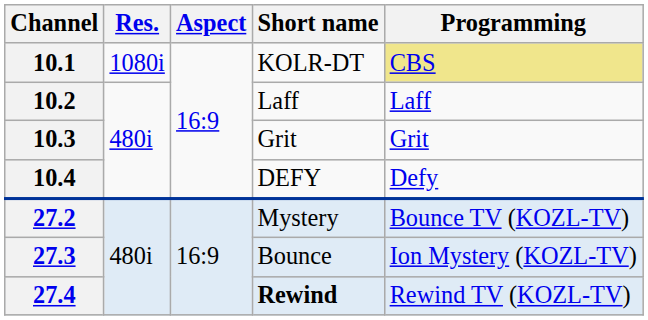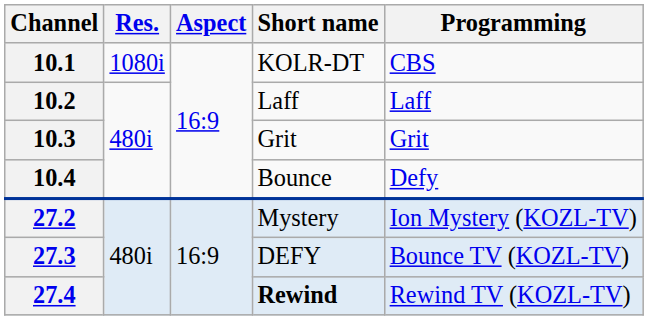(413, 62) khaki background -> (413, 62) no background
(289, 178) DEFY -> (295, 178) Bounce
(509, 218) Bounce TV (KOZL-TV) -> (513, 218) Ion Mystery (KOZL-TV)
(295, 256) Bounce -> (289, 256) DEFY
(513, 256) Ion Mystery (KOZL-TV) -> (509, 256) Bounce TV (KOZL-TV)
